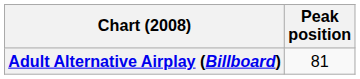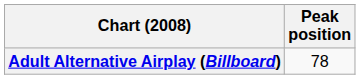(320, 61) 81 -> (320, 61) 78
